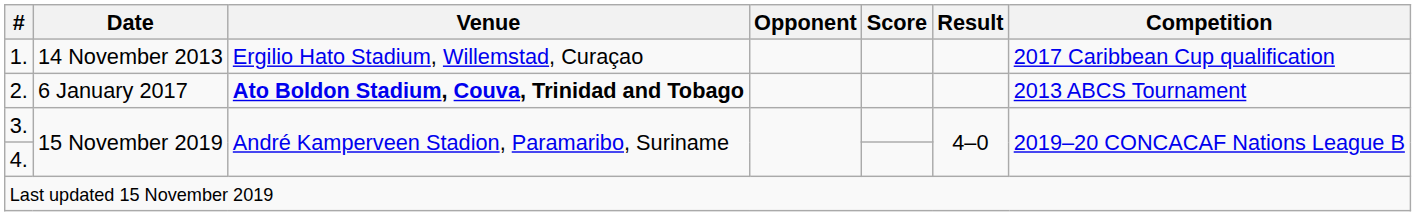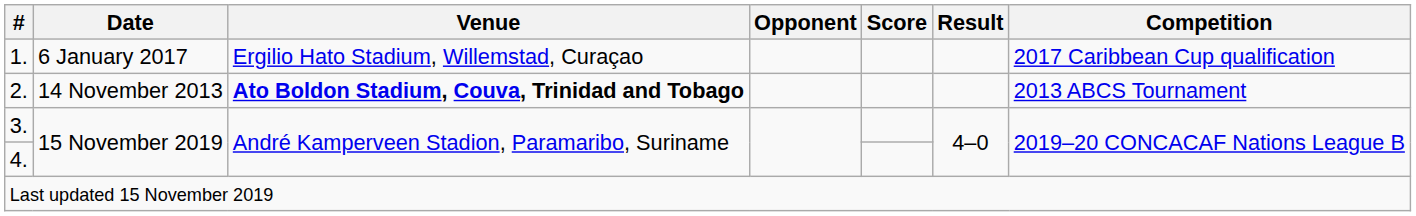(130, 57) 14 November 2013 -> (113, 57) 6 January 2017
(113, 91) 6 January 2017 -> (130, 91) 14 November 2013
